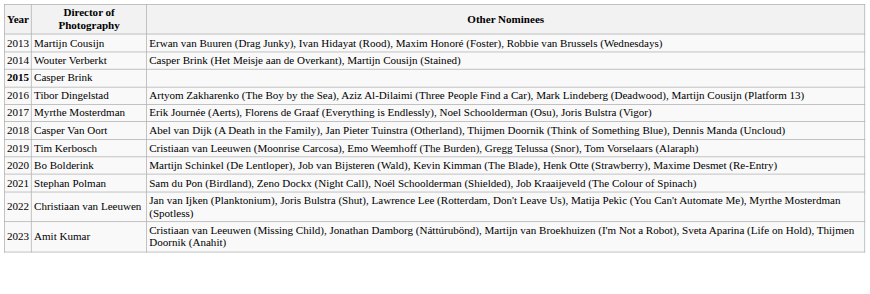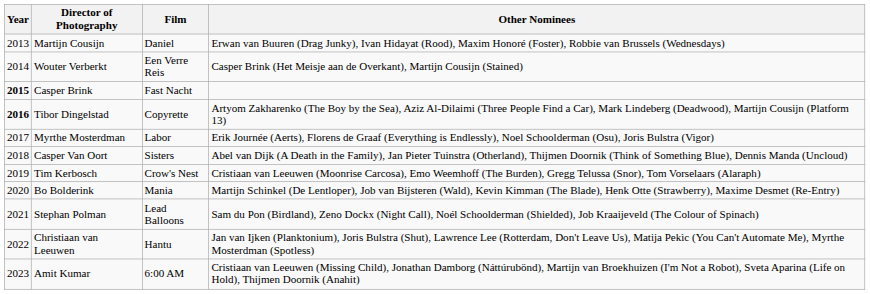+ column: (175, 19)
(18, 95) normal -> (18, 114) bold
